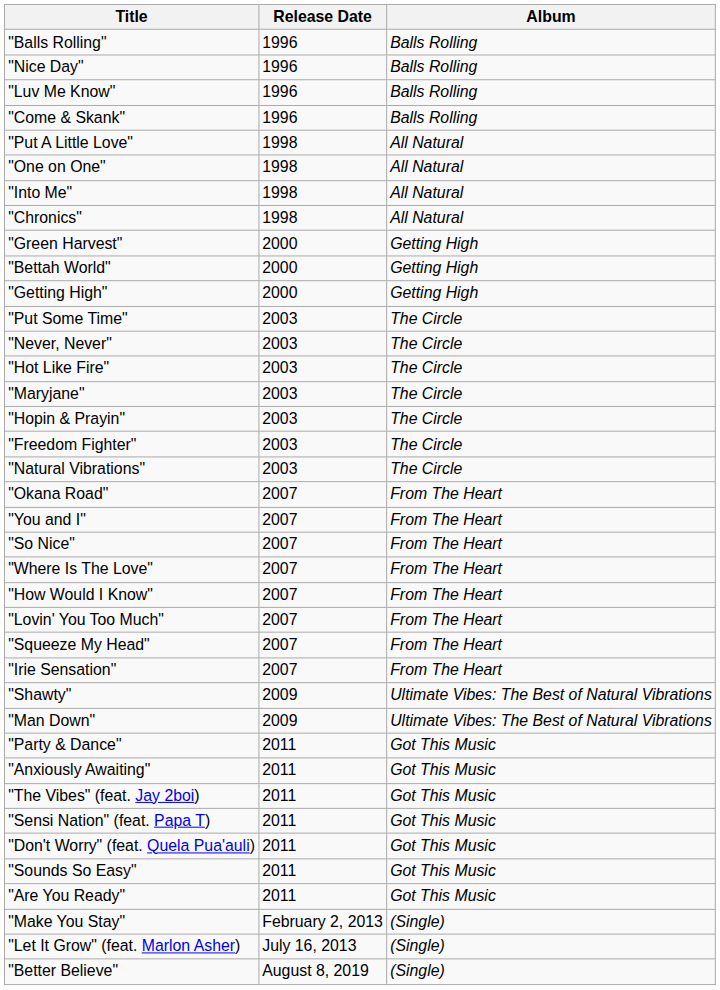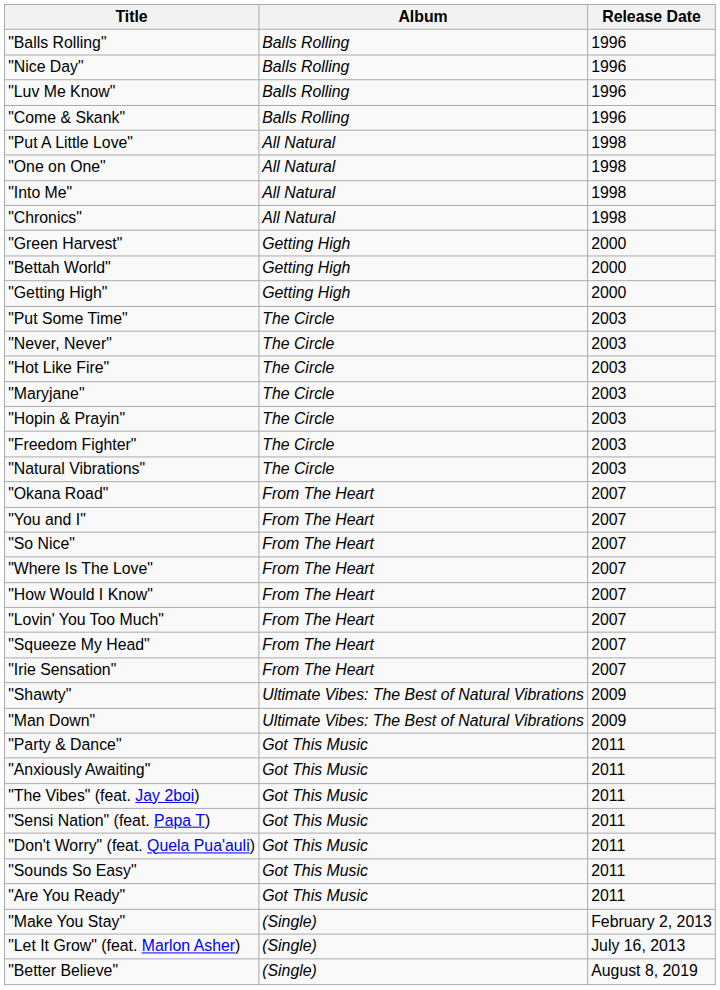columns swapped: (323, 17) <-> (551, 17)
